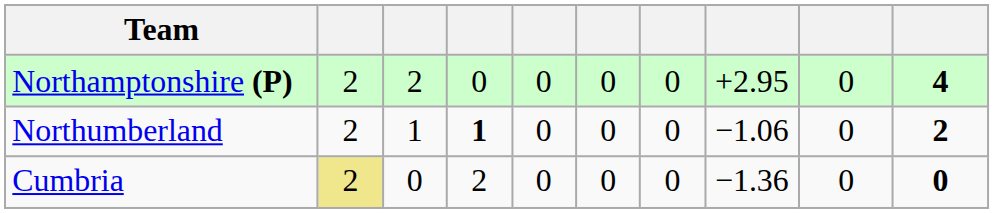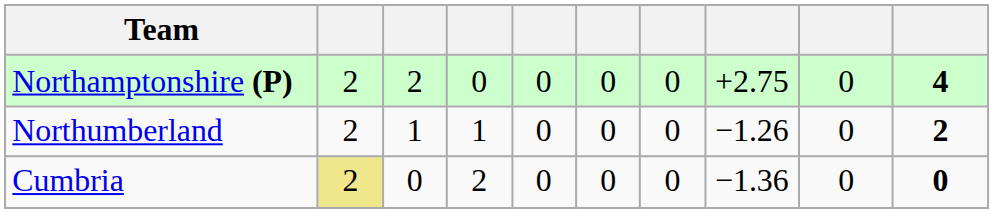(752, 80) +2.95 -> (752, 80) +2.75
(479, 130) bold -> (479, 130) normal
(752, 130) −1.06 -> (752, 130) −1.26
